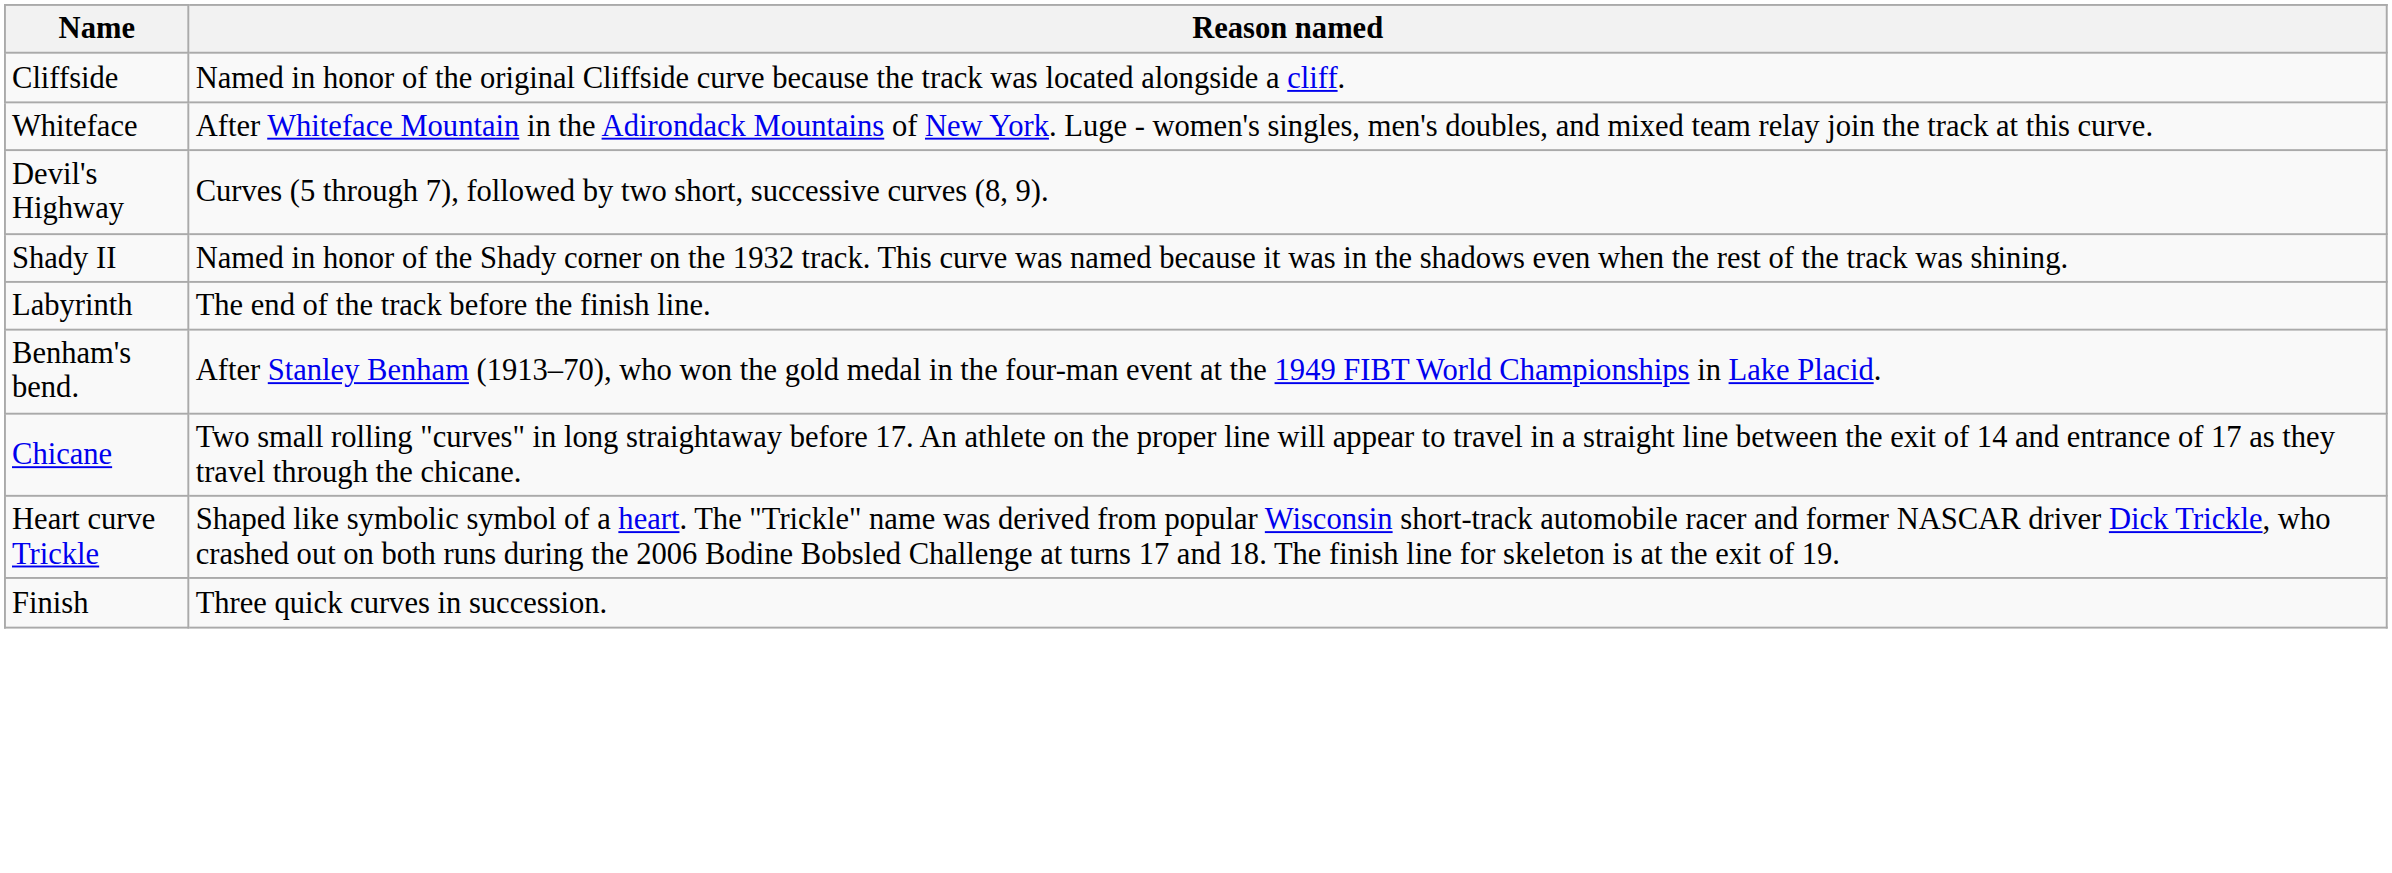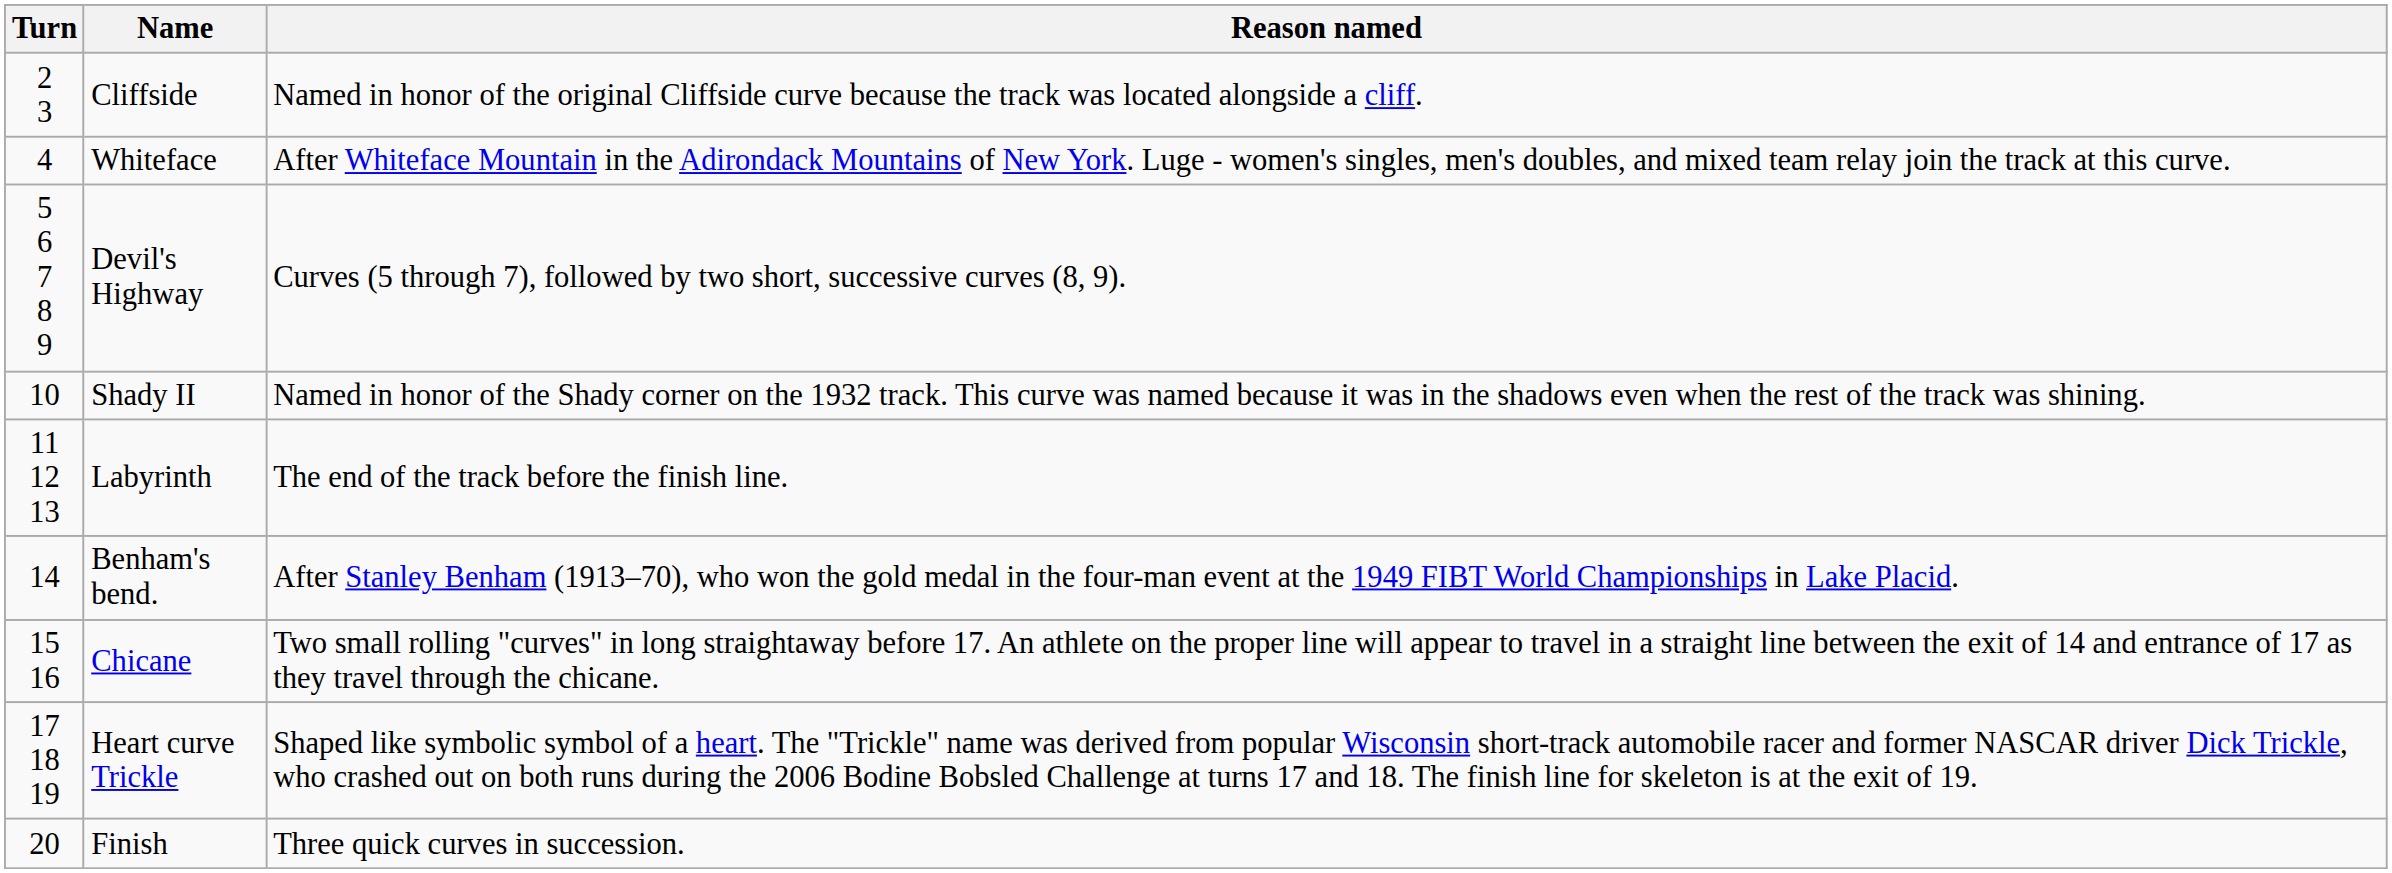+ column: (45, 28)
